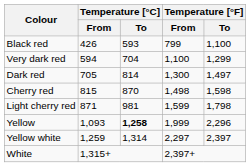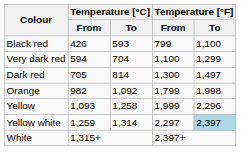- row: (30, 91)
- row: (41, 106)
+ row: (23, 91)
(135, 122) bold -> (125, 106) normal
(219, 138) no background -> (209, 122) lightblue background
